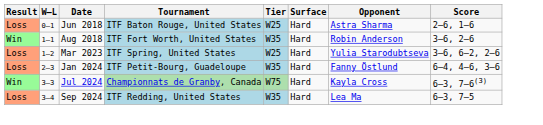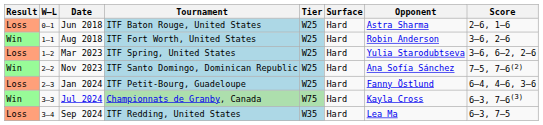(273, 39) W35 -> (309, 39) W25
+ row: (82, 68)
(273, 67) W35 -> (309, 83) W25
